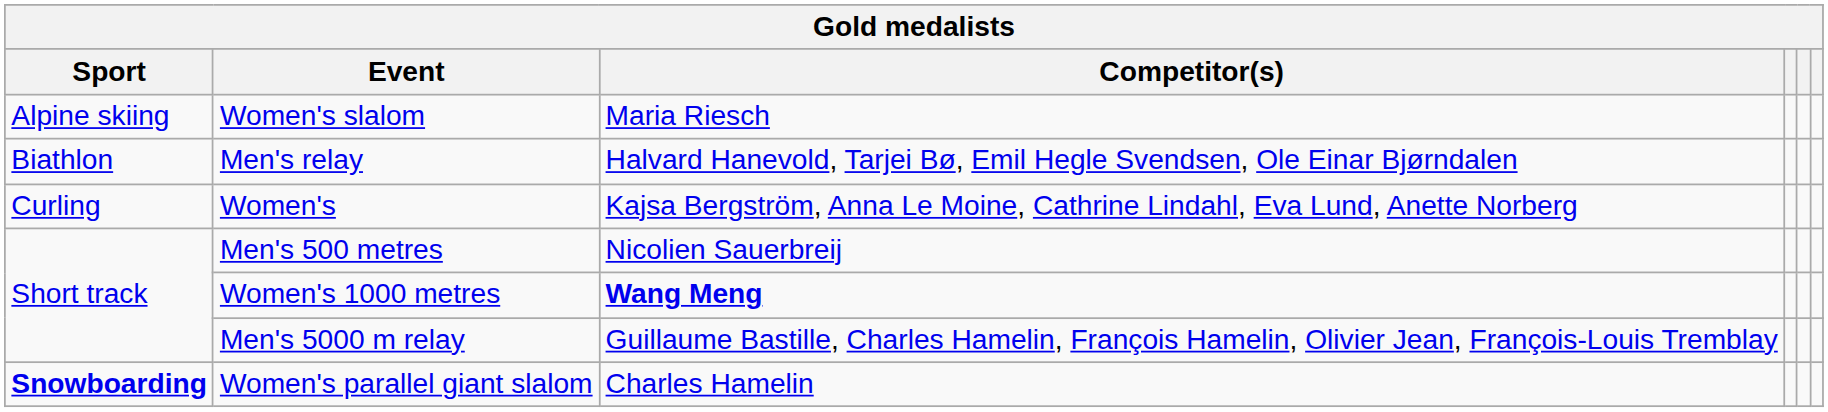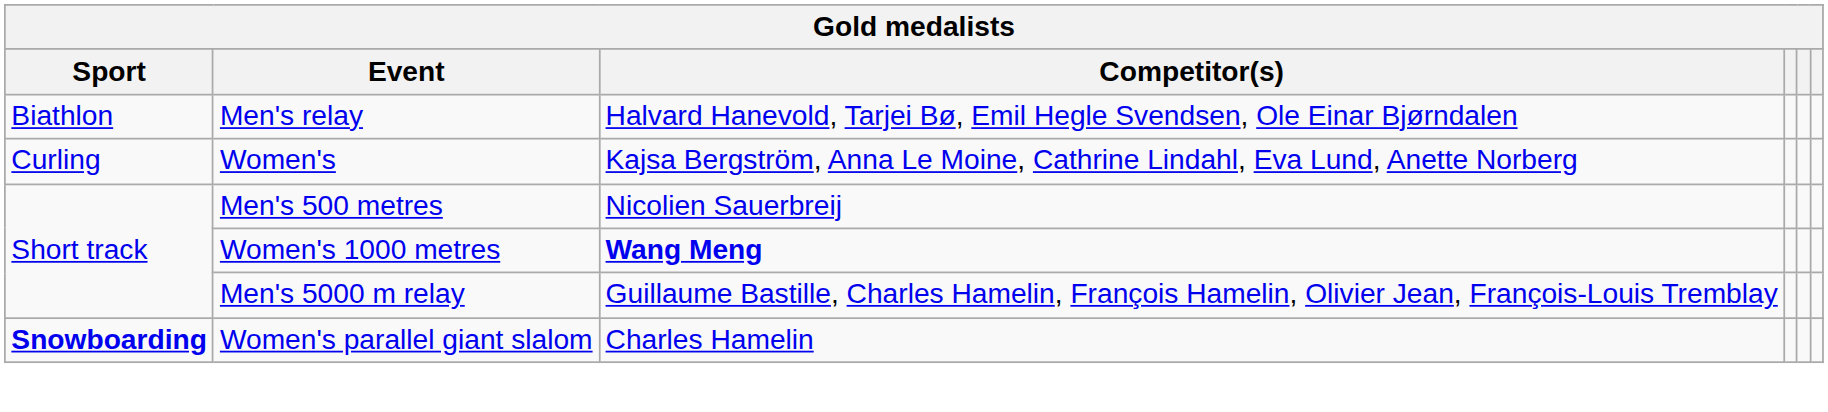- row: (322, 116)
